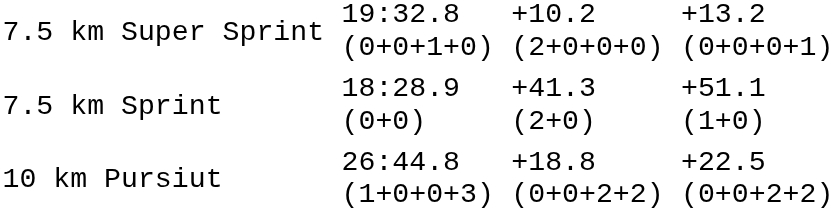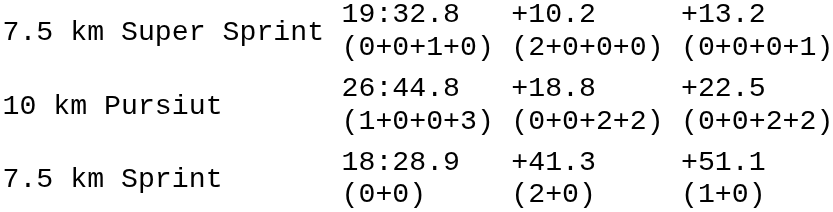rows swapped: (113, 105) <-> (113, 179)
